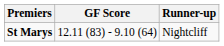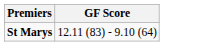- column: (189, 13)
